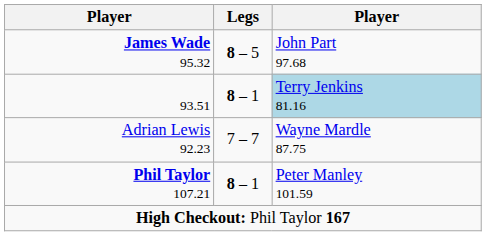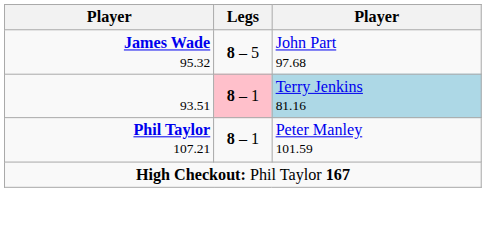(243, 95) no background -> (243, 95) pink background
- row: (166, 139)
